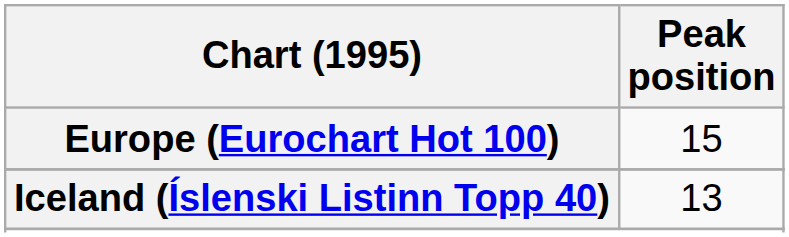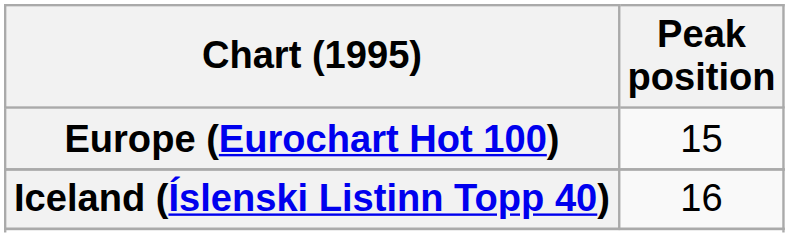(702, 198) 13 -> (702, 198) 16
